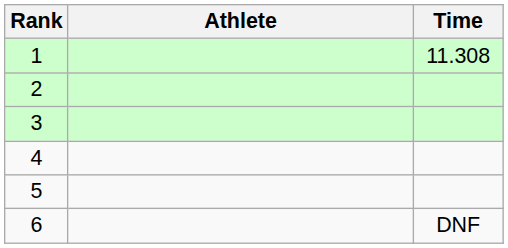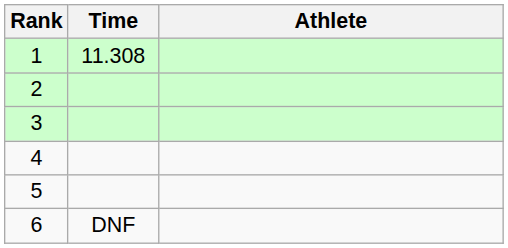columns swapped: (241, 21) <-> (458, 21)
